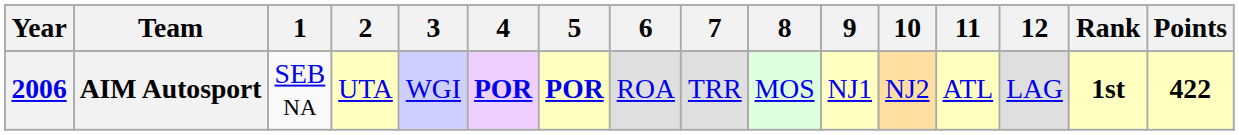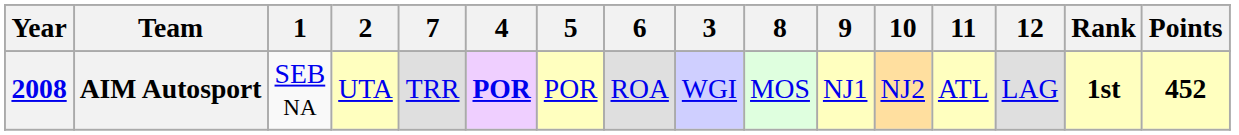columns swapped: (433, 27) <-> (715, 27)
(39, 89) 2006 -> (39, 89) 2008
(574, 89) bold -> (571, 89) normal
(1190, 89) 422 -> (1186, 89) 452
